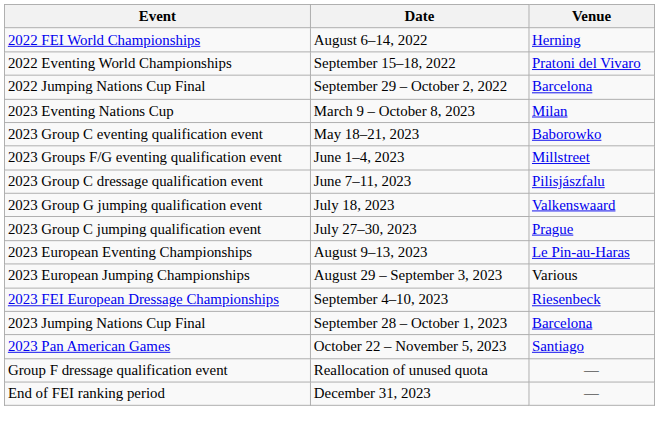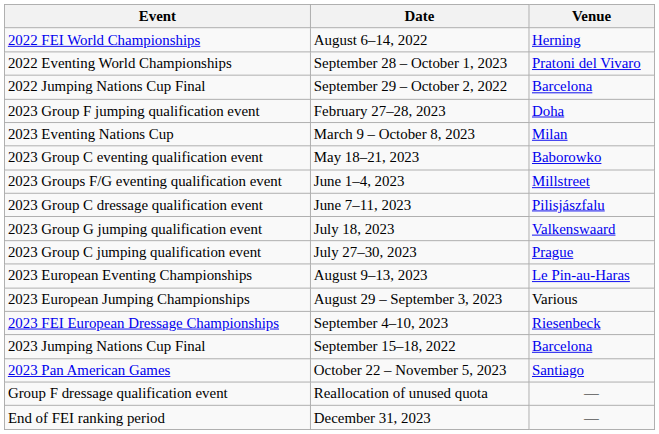(385, 63) September 15–18, 2022 -> (411, 63) September 28 – October 1, 2023
+ row: (134, 110)
(411, 323) September 28 – October 1, 2023 -> (385, 346) September 15–18, 2022
